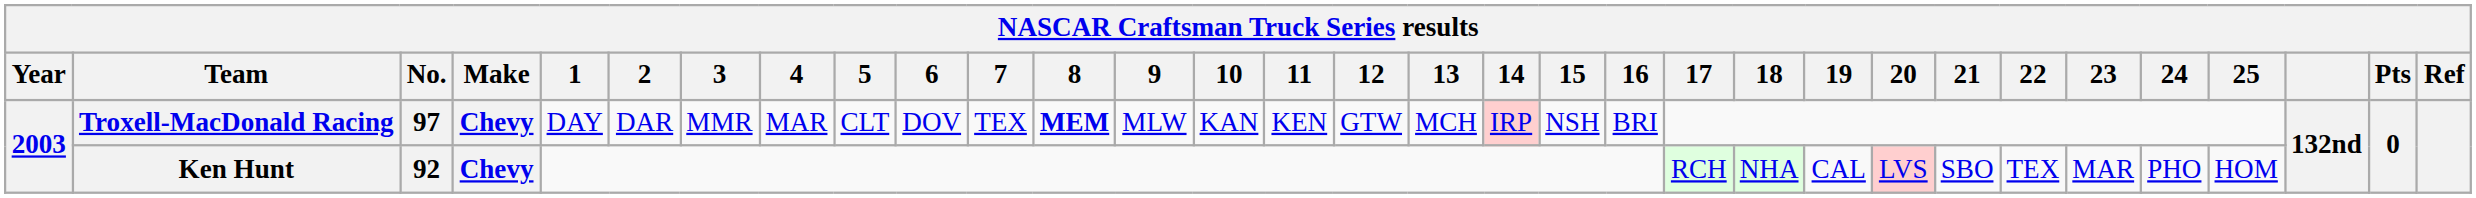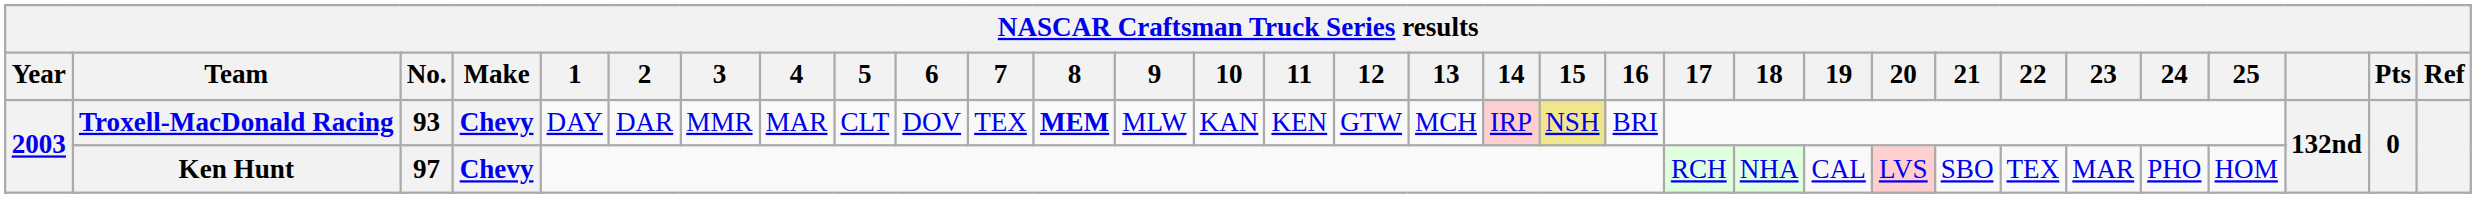(427, 121) 97 -> (427, 121) 93
(1572, 121) no background -> (1572, 121) khaki background
(427, 168) 92 -> (427, 168) 97
